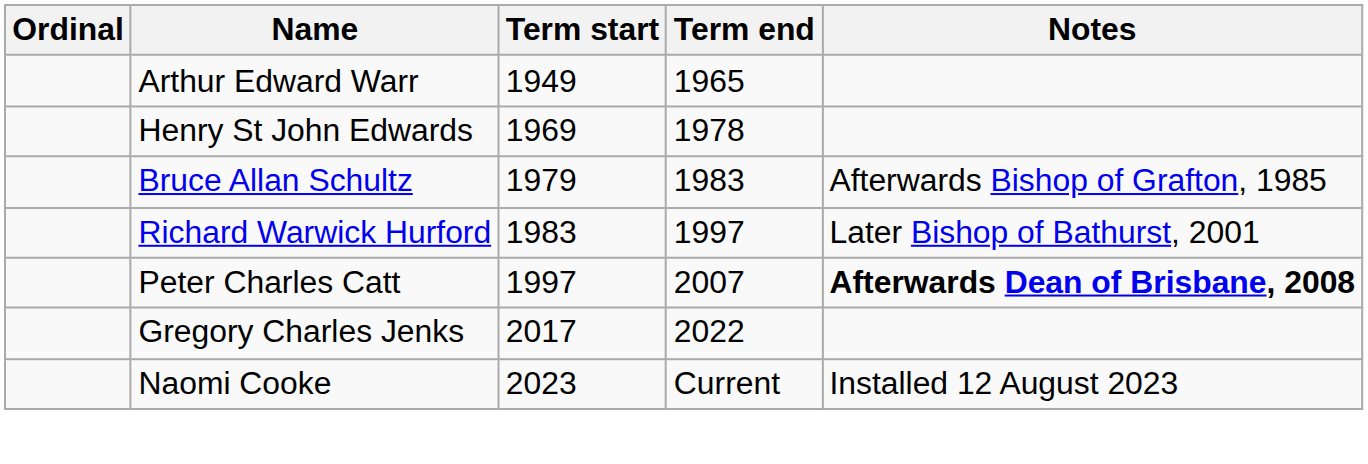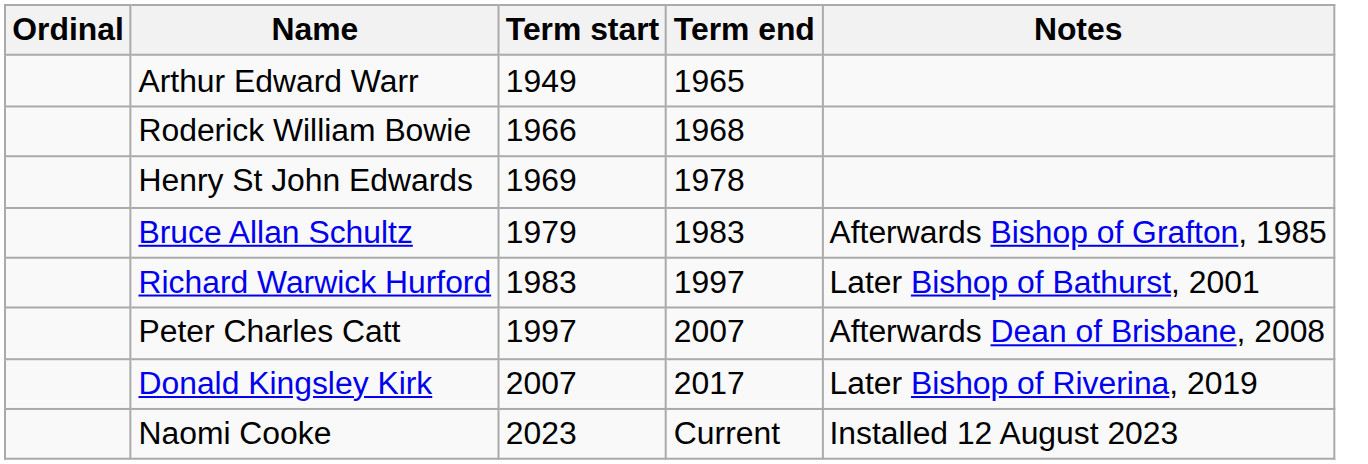+ row: (305, 130)
(1092, 282) bold -> (1077, 332) normal
+ row: (285, 383)
- row: (301, 332)
